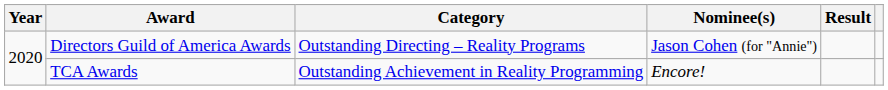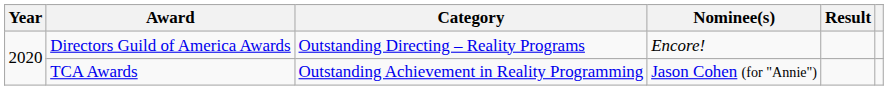(734, 44) Jason Cohen (for "Annie") -> (678, 44) Encore!
(678, 71) Encore! -> (734, 71) Jason Cohen (for "Annie")
